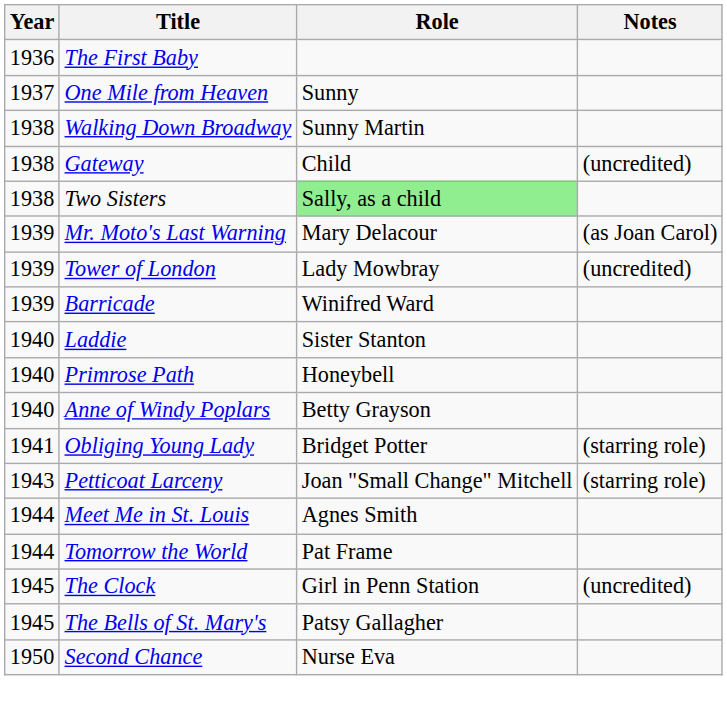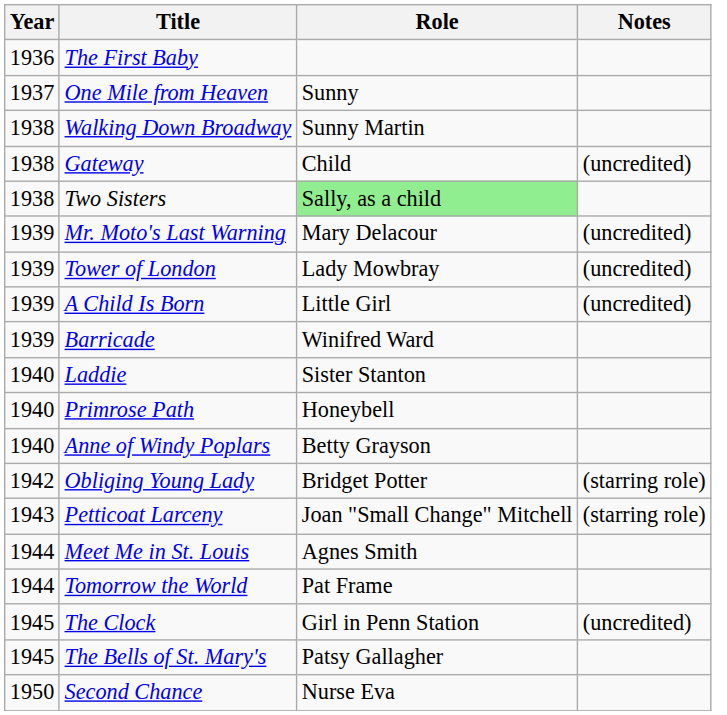(650, 233) (as Joan Carol) -> (637, 233) (uncredited)
+ row: (134, 304)
(32, 445) 1941 -> (32, 480) 1942
